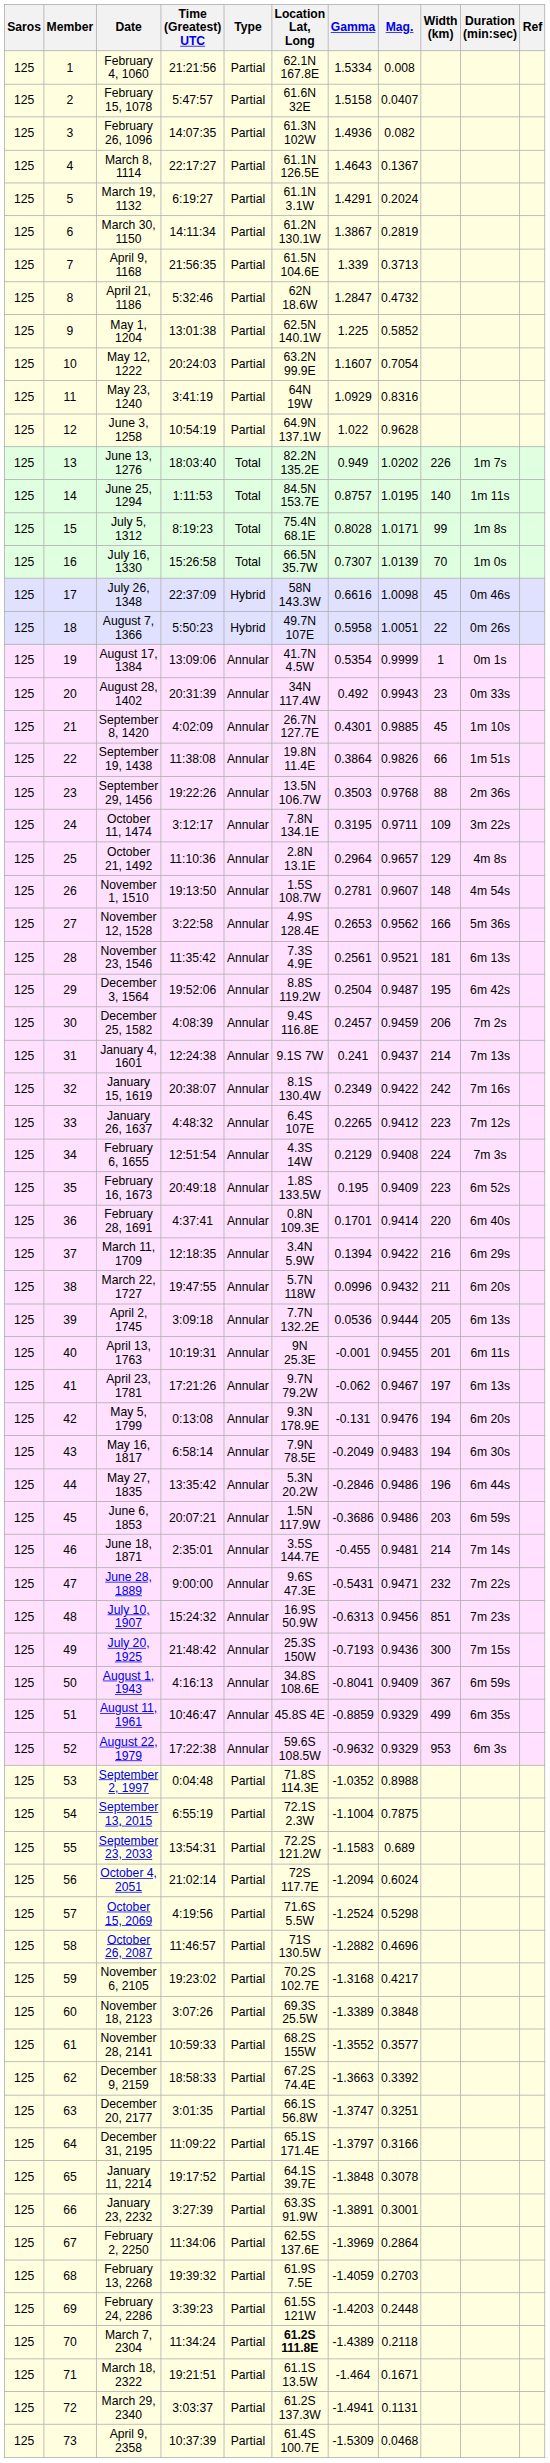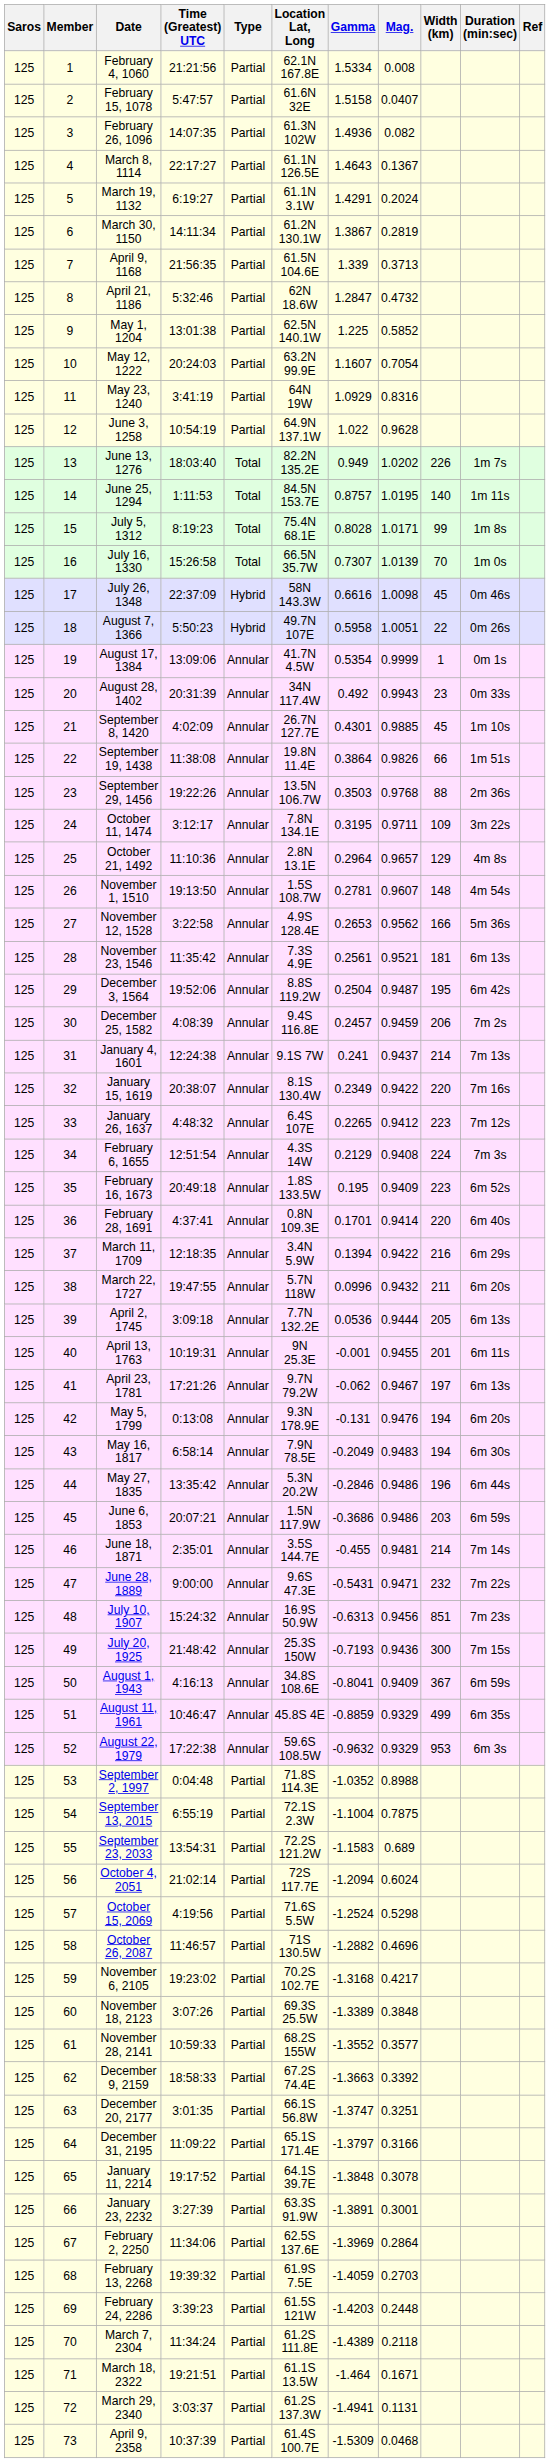(441, 1089) 242 -> (441, 1089) 220
(300, 2342) bold -> (300, 2342) normal
